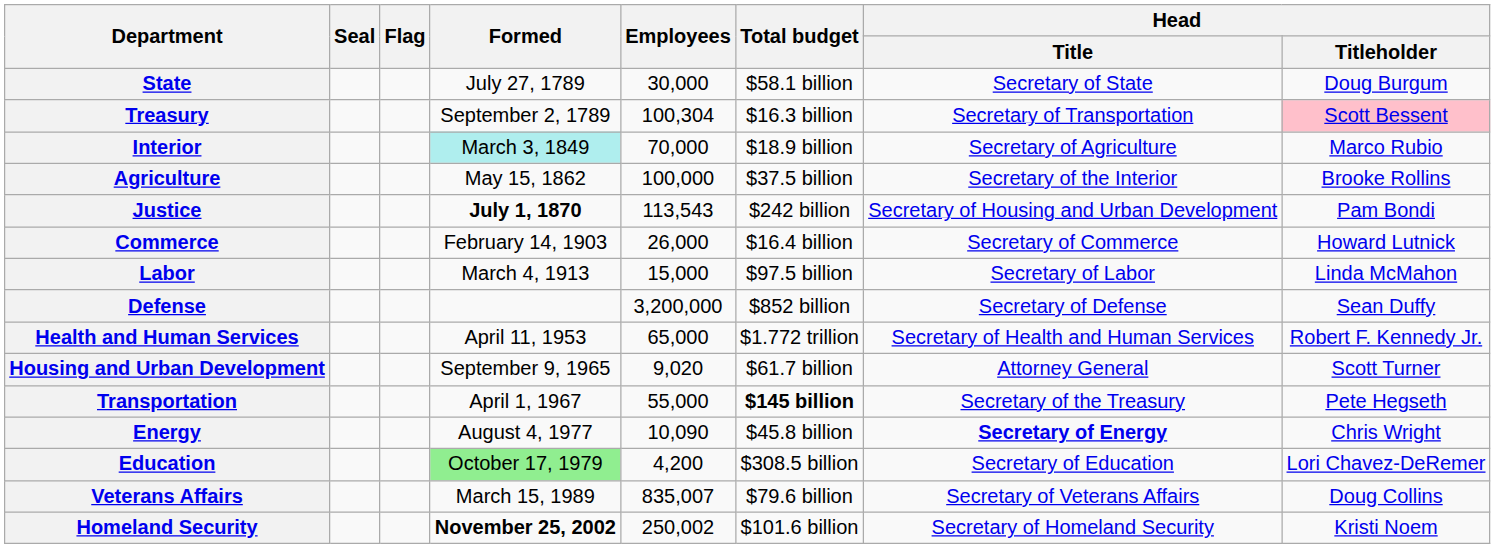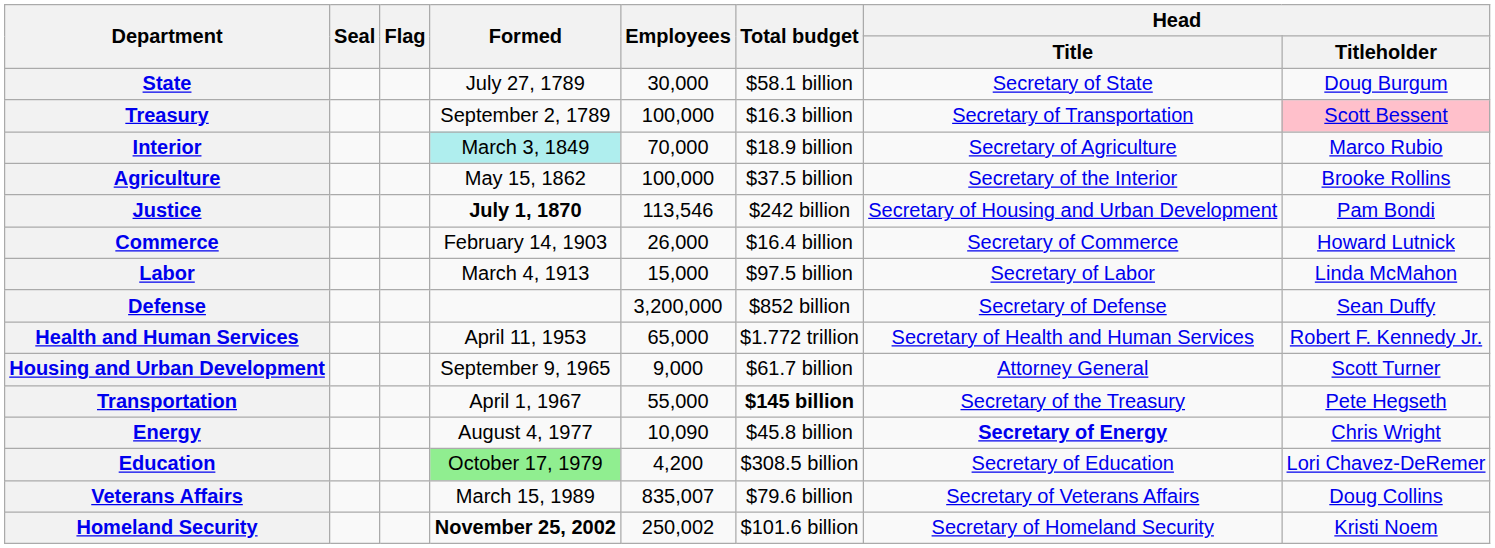(678, 115) 100,304 -> (678, 115) 100,000
(678, 210) 113,543 -> (678, 210) 113,546
(678, 369) 9,020 -> (678, 369) 9,000
